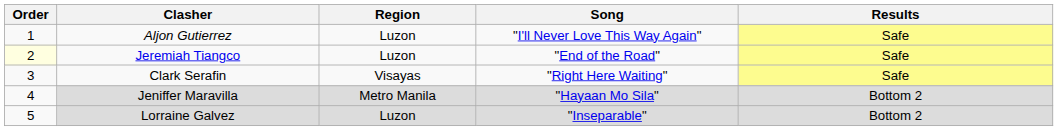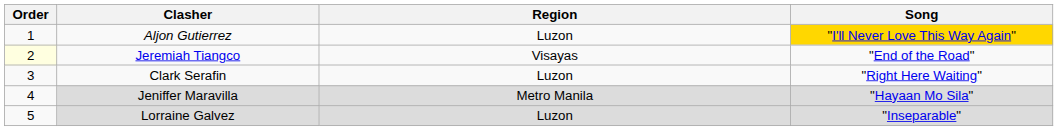- column: (895, 15)
(607, 35) no background -> (922, 35) gold background
(398, 55) Luzon -> (555, 55) Visayas
(398, 75) Visayas -> (555, 75) Luzon
